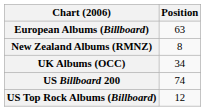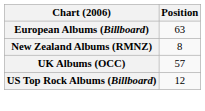(180, 64) 34 -> (180, 64) 57
- row: (82, 81)
